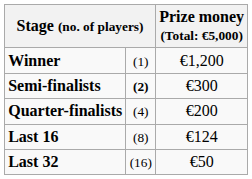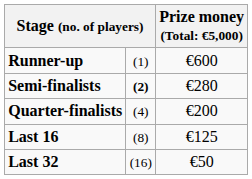- row: (34, 60)
+ row: (46, 60)
(202, 85) €300 -> (202, 85) €280
(202, 136) €124 -> (202, 136) €125
